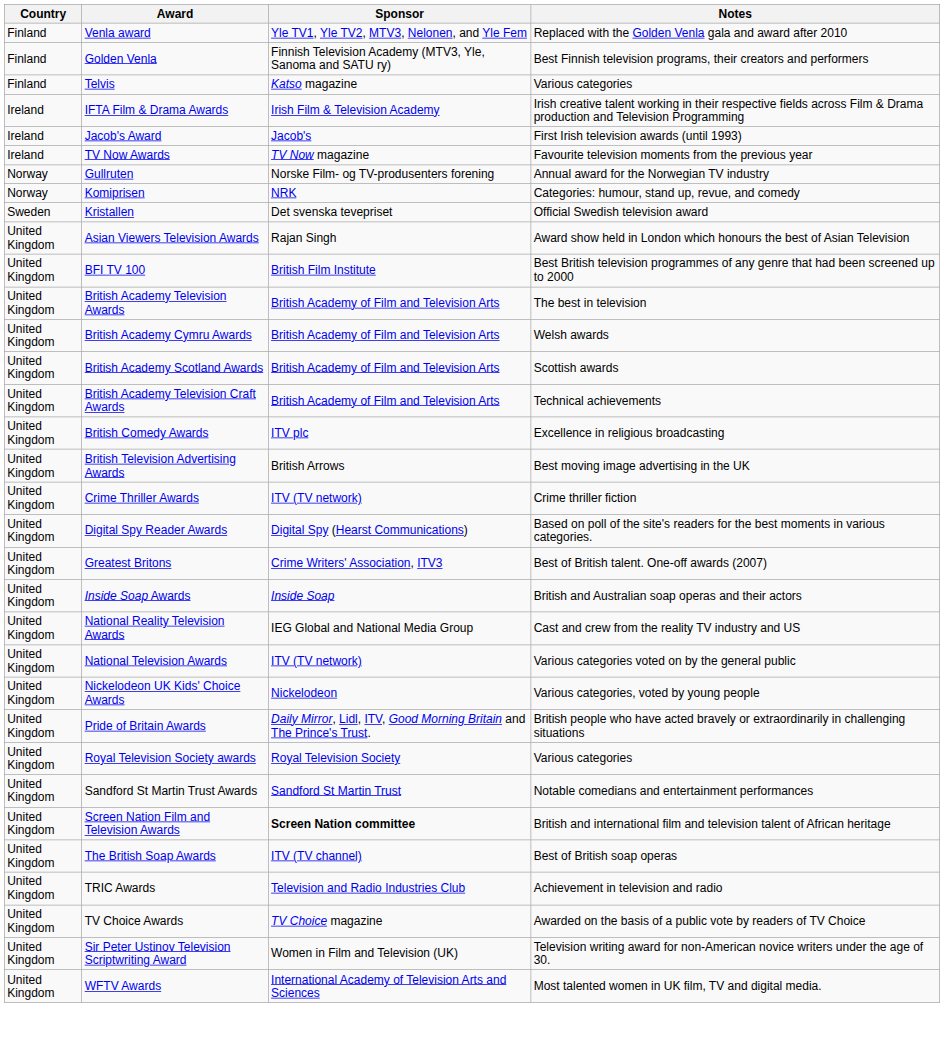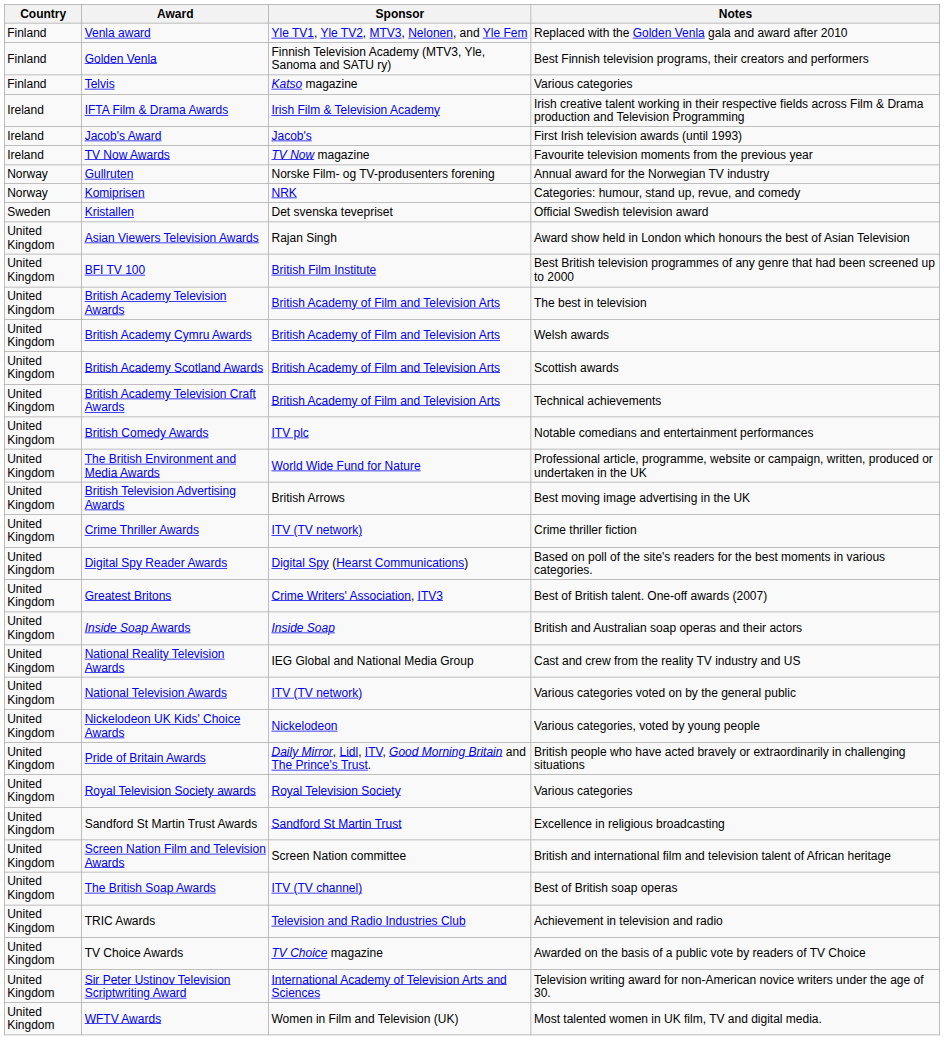(629, 433) Excellence in religious broadcasting -> (674, 433) Notable comedians and entertainment performances
+ row: (160, 465)
(673, 791) Notable comedians and entertainment performances -> (629, 823) Excellence in religious broadcasting
(343, 823) bold -> (339, 856) normal
(365, 953) Women in Film and Television (UK) -> (389, 986) International Academy of Television Arts and Sciences
(389, 986) International Academy of Television Arts and Sciences -> (365, 1018) Women in Film and Television (UK)
